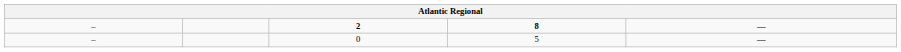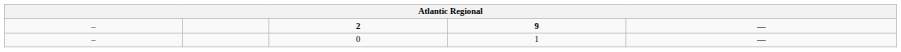(537, 26) 8 -> (537, 26) 9
(537, 40) 5 -> (537, 40) 1
